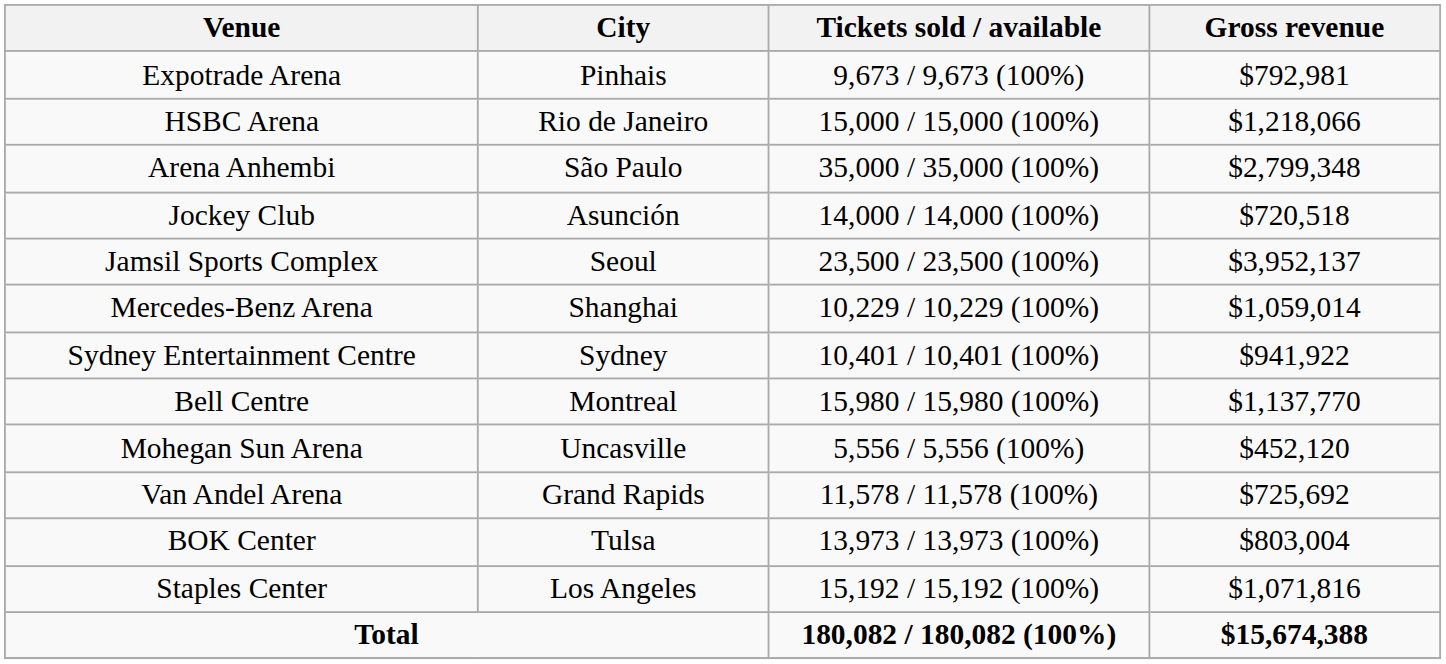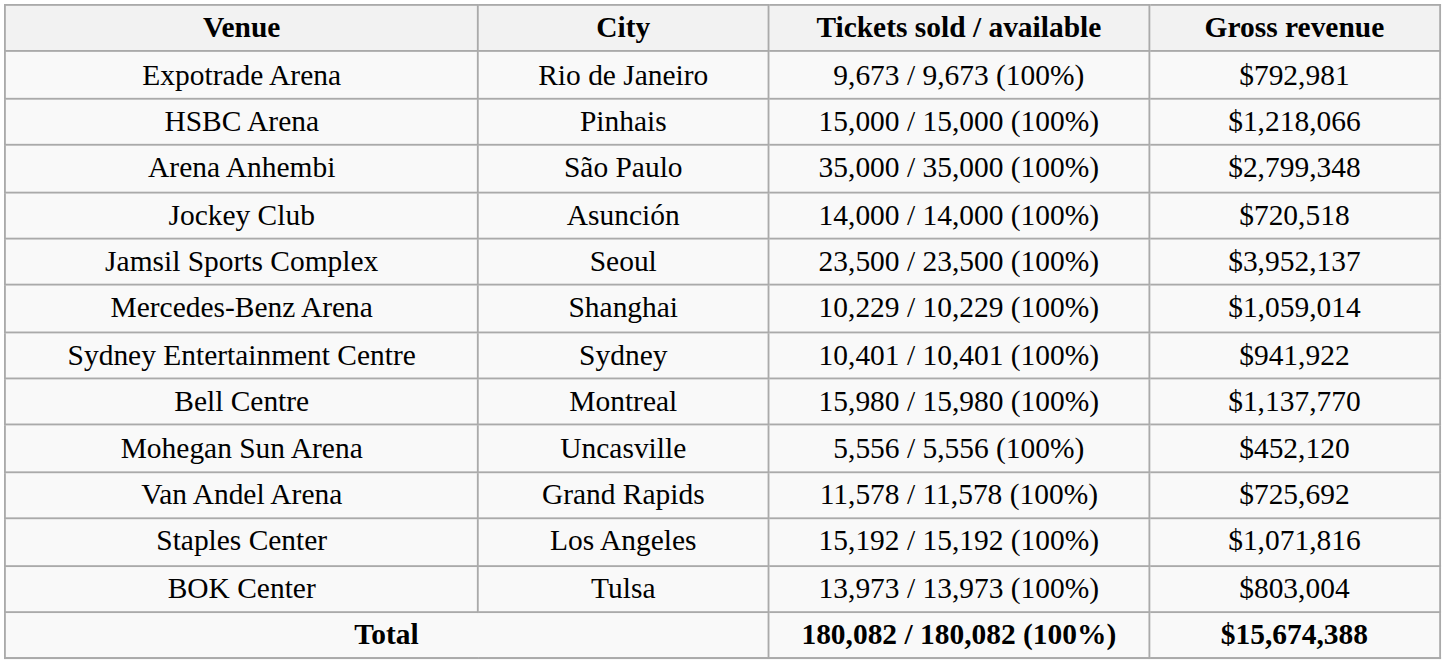(623, 74) Pinhais -> (623, 74) Rio de Janeiro
(623, 121) Rio de Janeiro -> (623, 121) Pinhais
rows swapped: (242, 588) <-> (242, 541)
